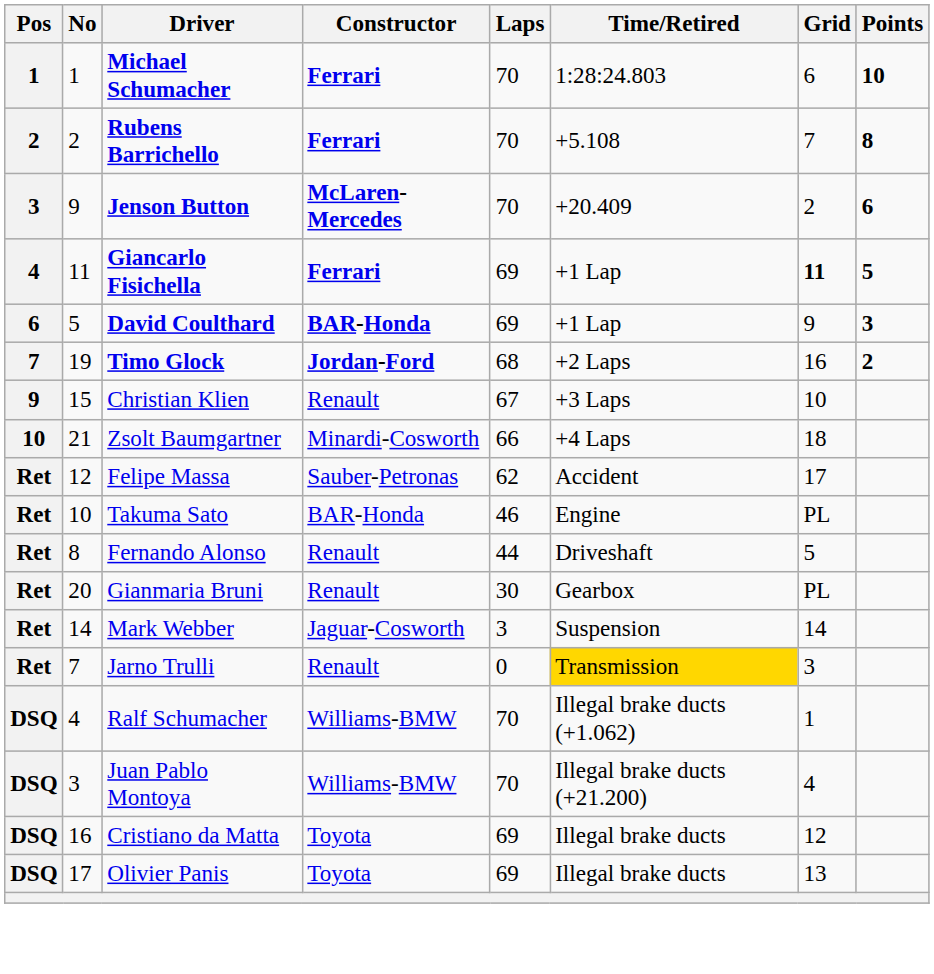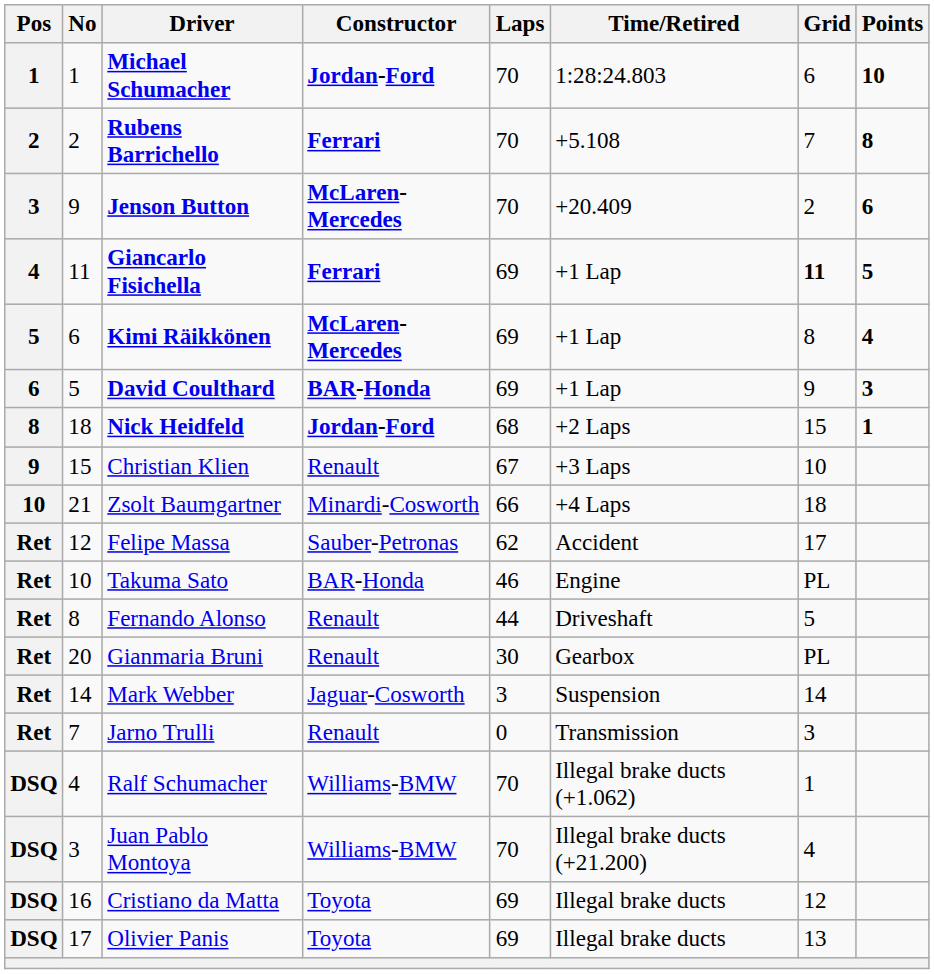(344, 75) Ferrari -> (371, 75) Jordan-Ford
+ row: (189, 337)
- row: (166, 361)
+ row: (176, 427)
(617, 666) gold background -> (617, 731) no background
